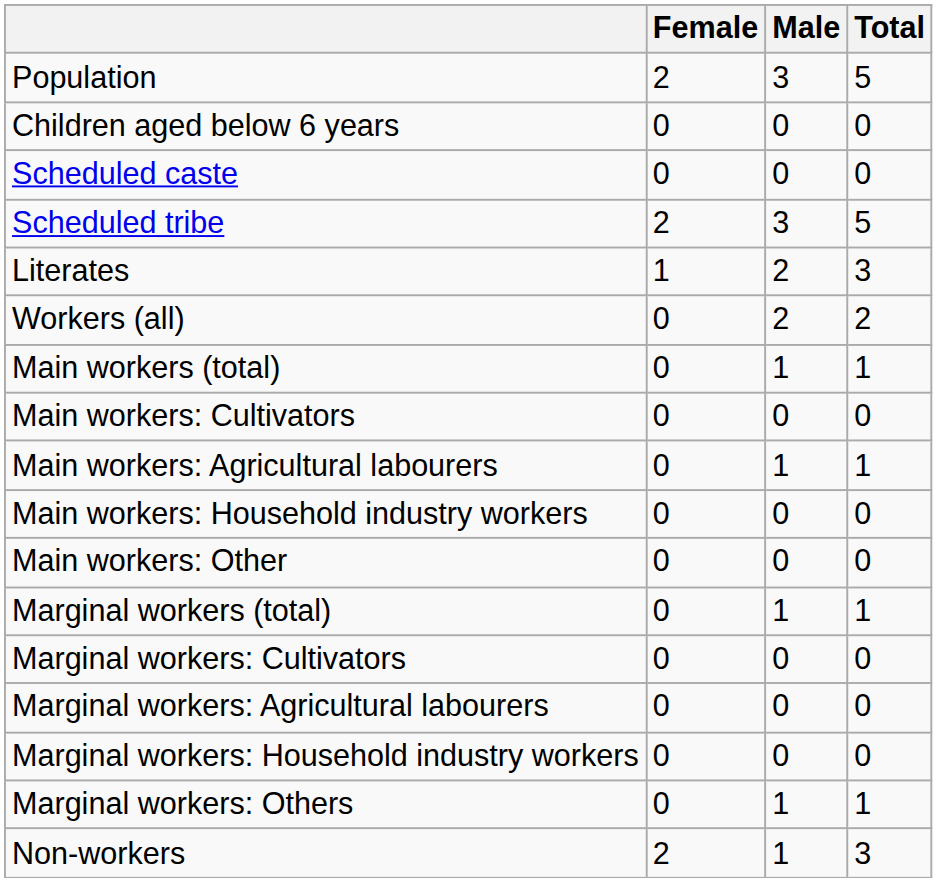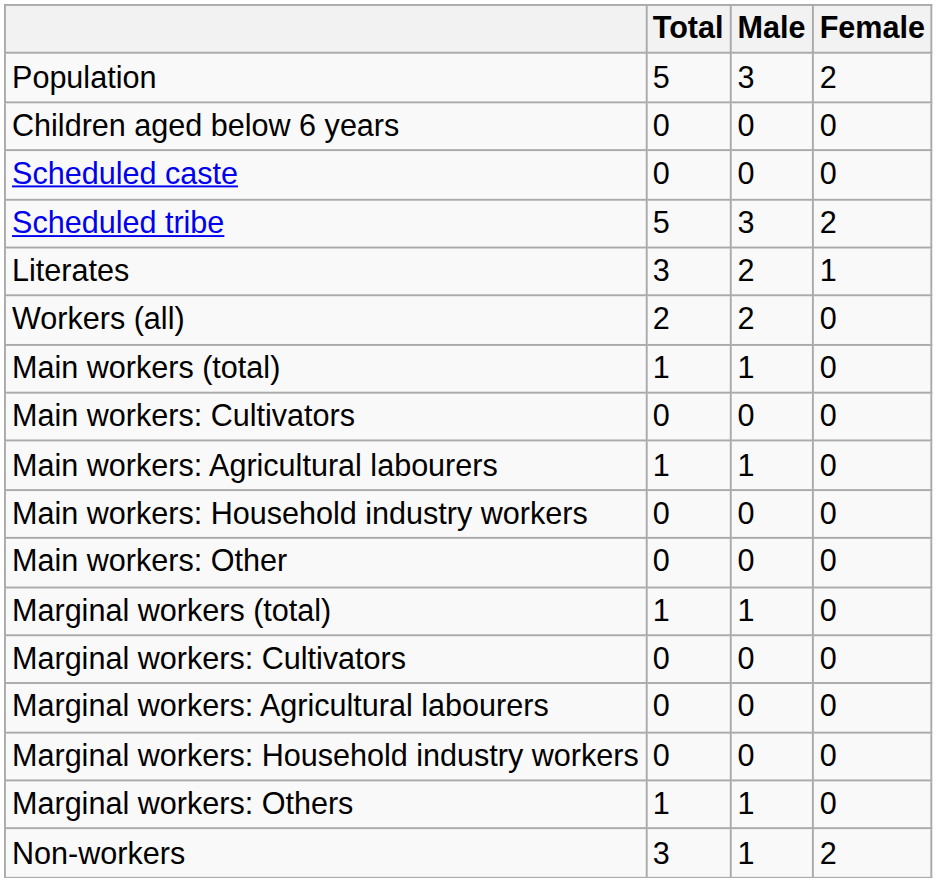columns swapped: (890, 28) <-> (705, 28)
